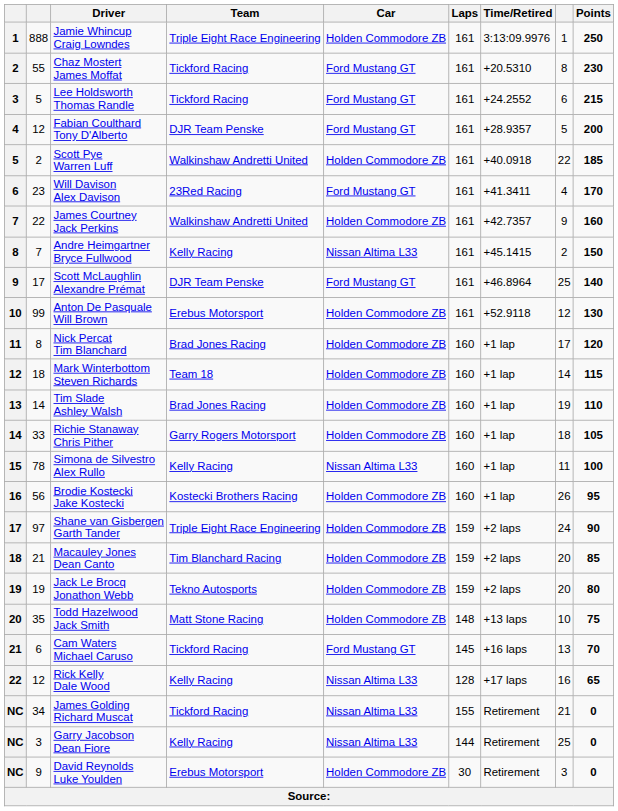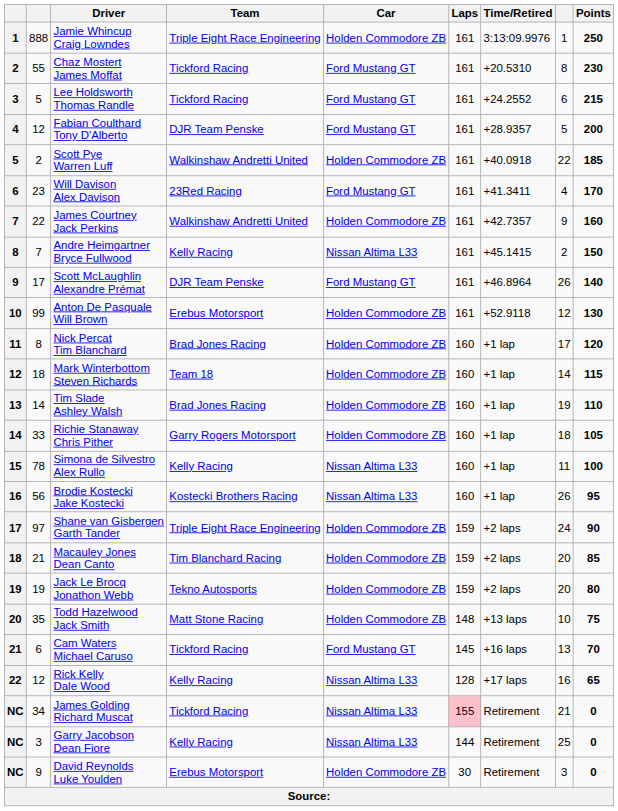(564, 282) 25 -> (564, 282) 26
(386, 496) Holden Commodore ZB -> (372, 496) Nissan Altima L33
(465, 711) no background -> (465, 711) pink background
